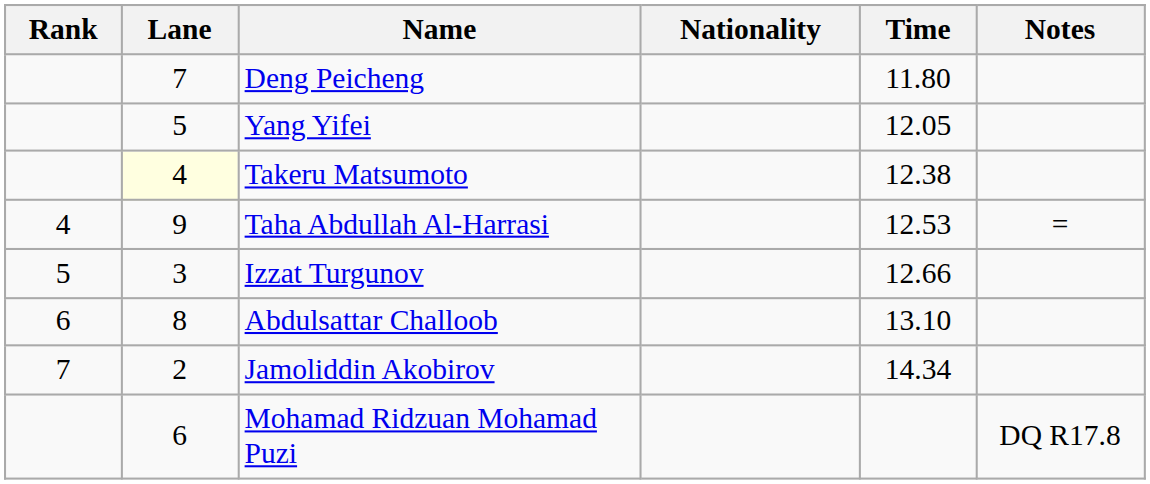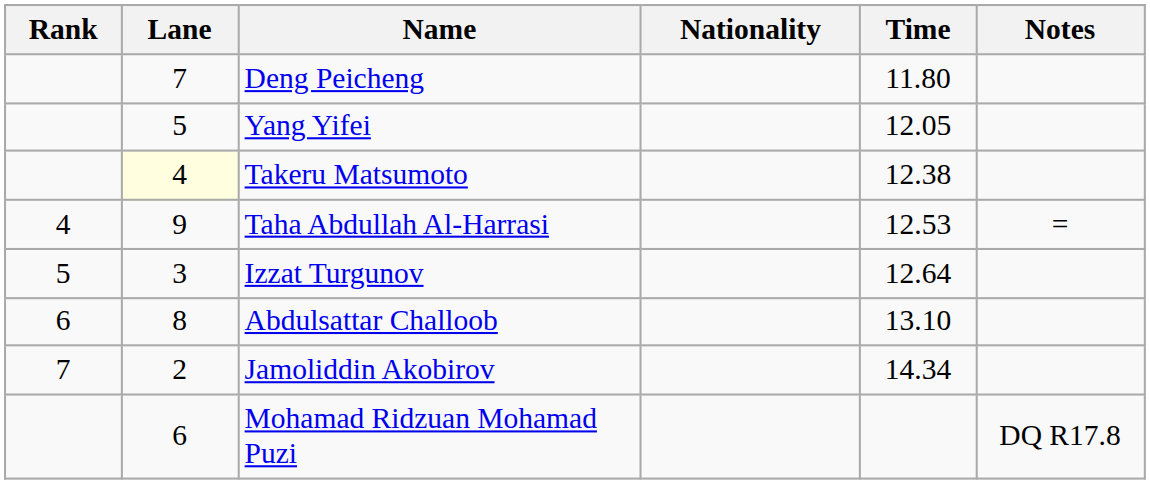(918, 272) 12.66 -> (918, 272) 12.64
